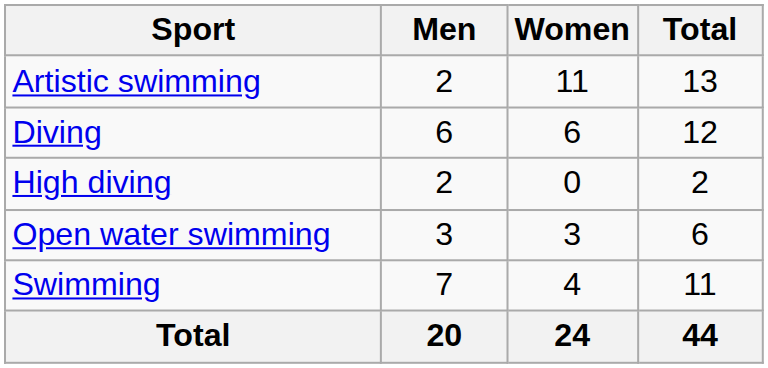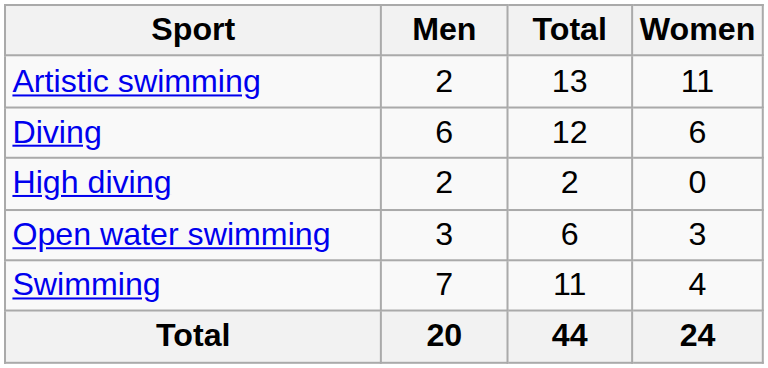columns swapped: (572, 30) <-> (700, 30)
